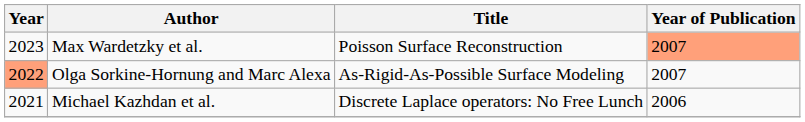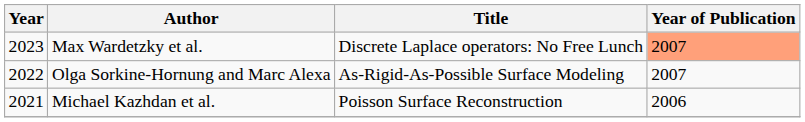(451, 46) Poisson Surface Reconstruction -> (491, 46) Discrete Laplace operators: No Free Lunch
(26, 74) lightsalmon background -> (26, 74) no background
(491, 102) Discrete Laplace operators: No Free Lunch -> (451, 102) Poisson Surface Reconstruction
